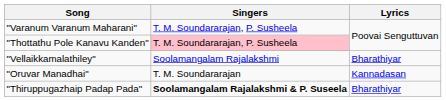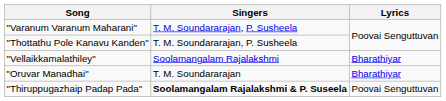(225, 43) pink background -> (225, 43) no background
(379, 74) Kannadasan -> (376, 74) Bharathiyar
(376, 89) Bharathiyar -> (395, 89) Poovai Senguttuvan
